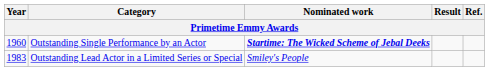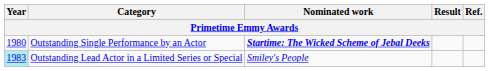(16, 43) 1960 -> (16, 43) 1980
(16, 58) no background -> (16, 58) paleturquoise background
